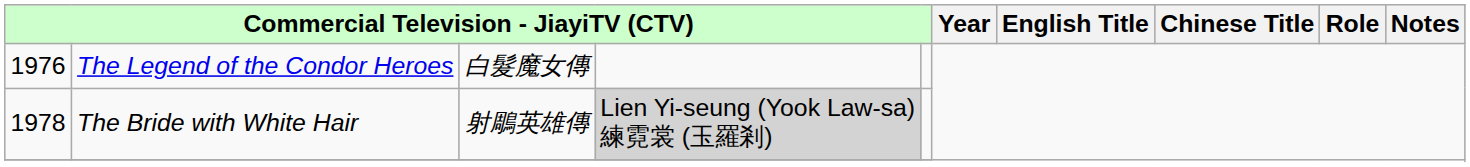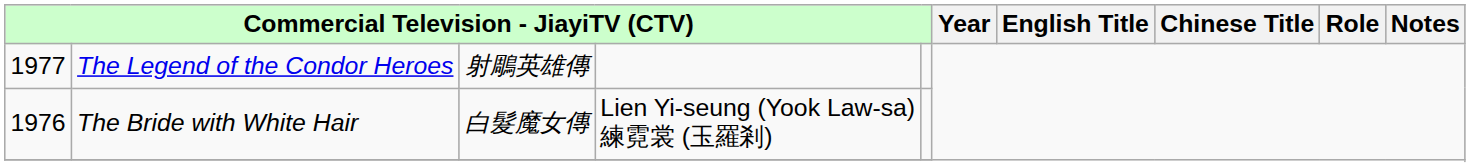(38, 65) 1976 -> (38, 65) 1977
(527, 65) 白髮魔女傳 -> (527, 65) 射鵰英雄傳
(38, 123) 1978 -> (38, 123) 1976
(527, 122) 射鵰英雄傳 -> (527, 122) 白髮魔女傳
(758, 122) lightgrey background -> (758, 122) no background
